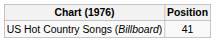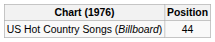(188, 29) 41 -> (188, 29) 44
